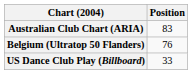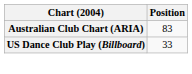- row: (76, 45)
